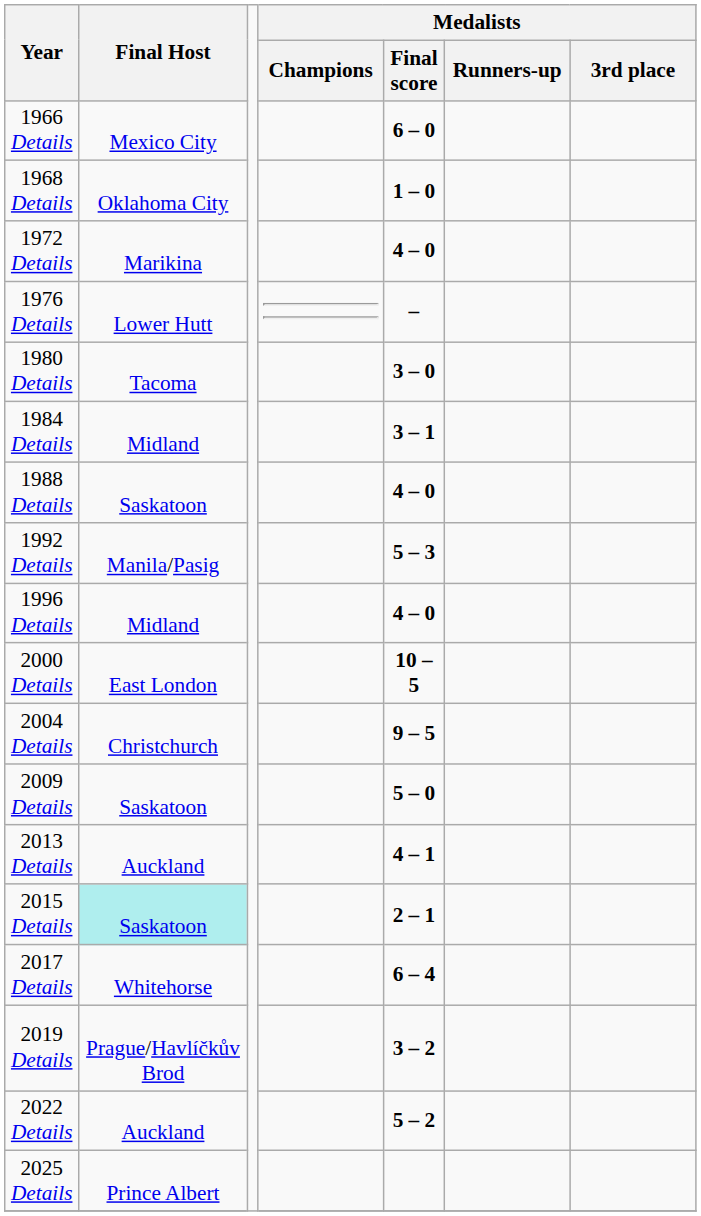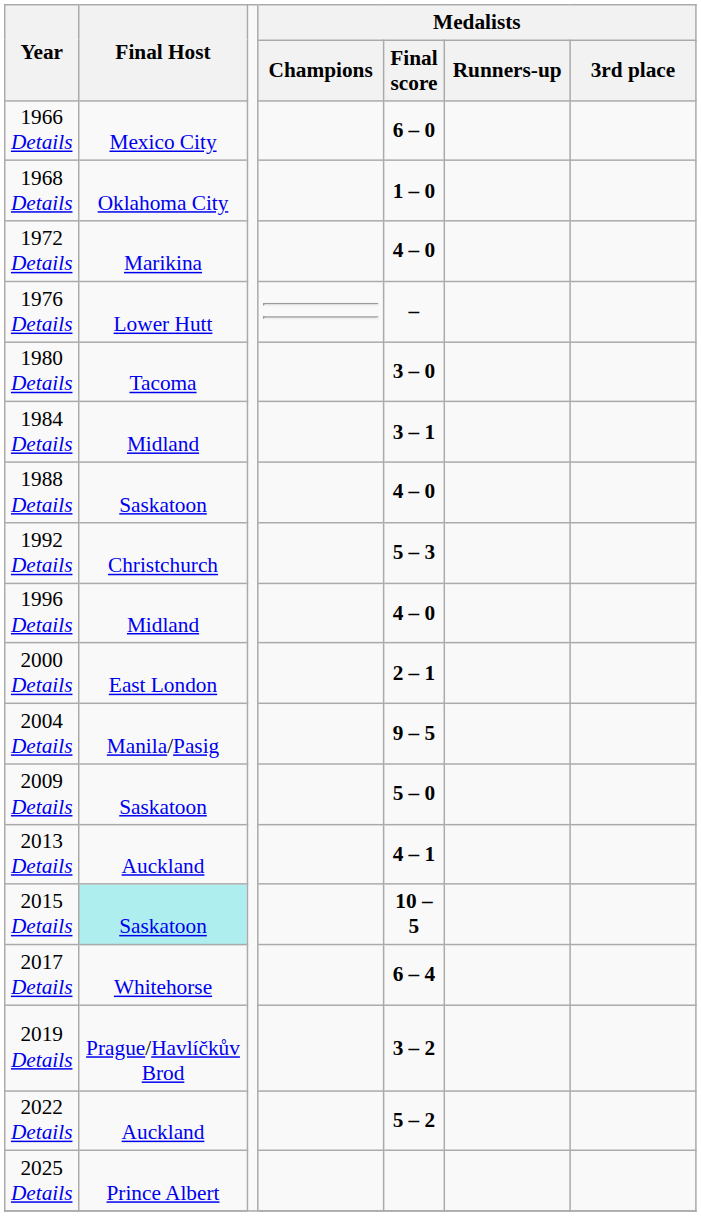(163, 565) Manila/Pasig -> (163, 565) Christchurch
(414, 673) 10 – 5 -> (414, 673) 2 – 1
(163, 746) Christchurch -> (163, 746) Manila/Pasig
(414, 914) 2 – 1 -> (414, 914) 10 – 5
